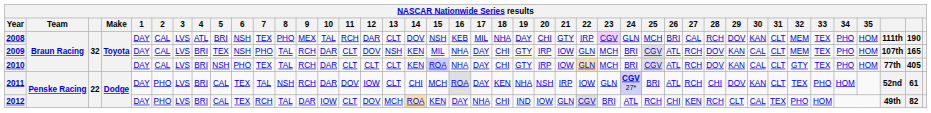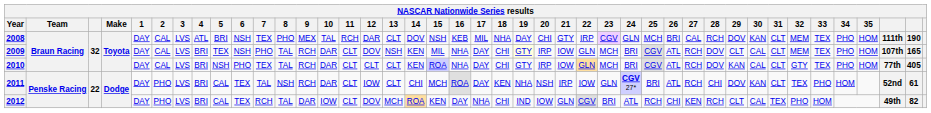(737, 51) KAN -> (737, 51) CLT
(350, 83) DOV -> (350, 83) CLT
